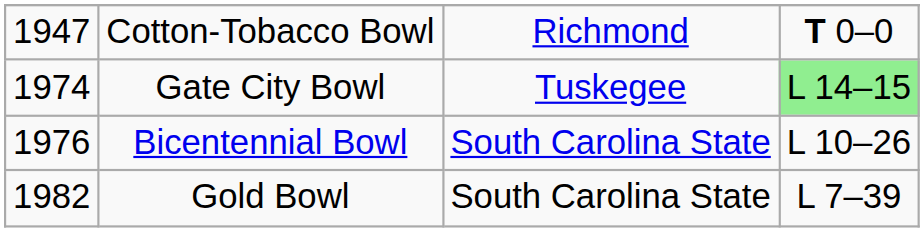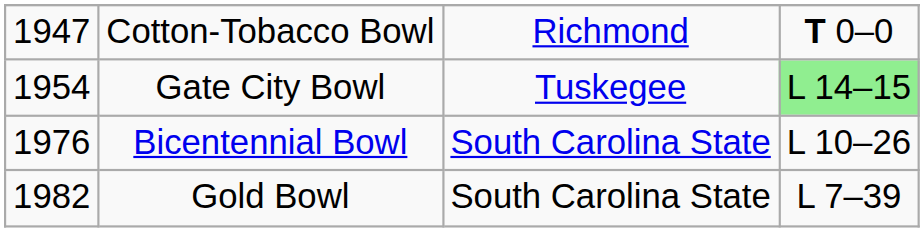(52, 87) 1974 -> (52, 87) 1954
